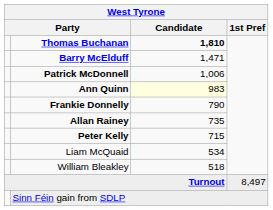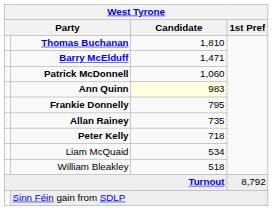(212, 43) bold -> (212, 43) normal
(212, 74) 1,006 -> (212, 74) 1,060
(216, 105) 790 -> (216, 105) 795
(216, 136) 715 -> (216, 136) 718
(253, 182) 8,497 -> (253, 182) 8,792
